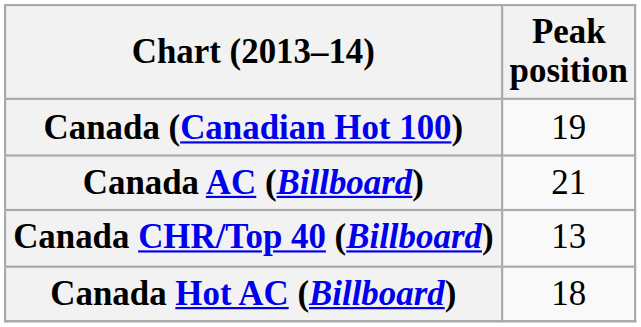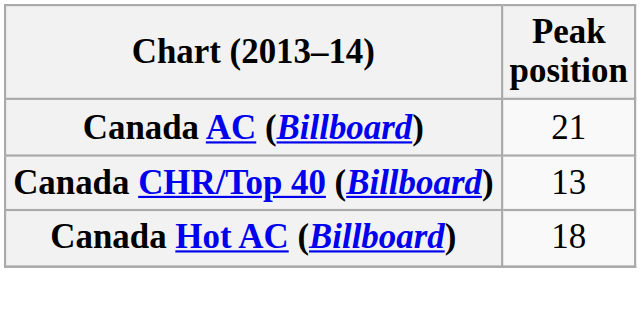- row: (253, 126)
